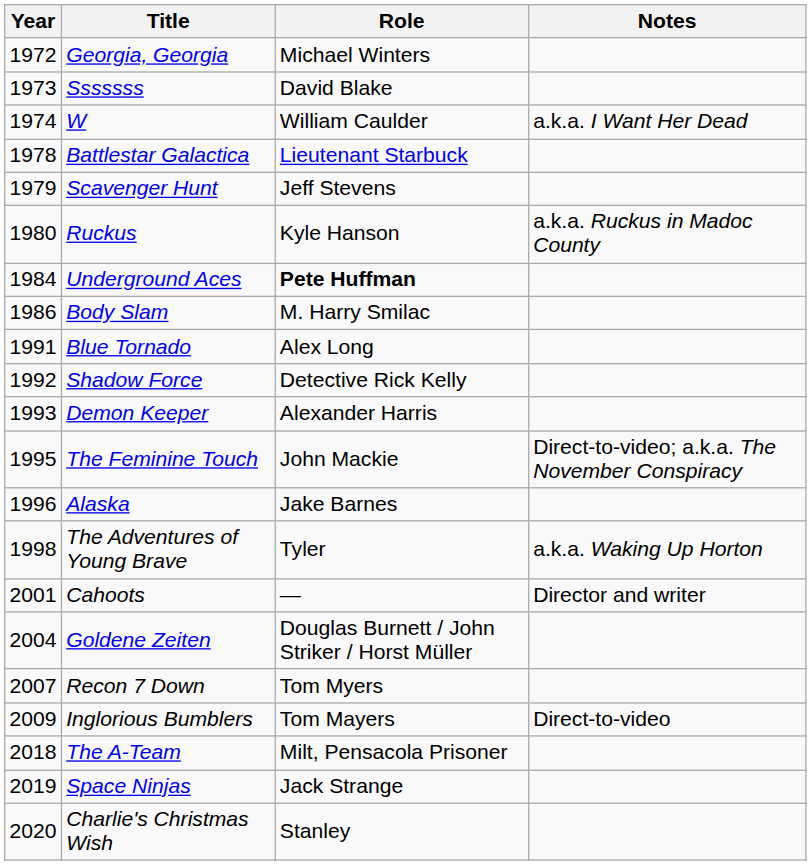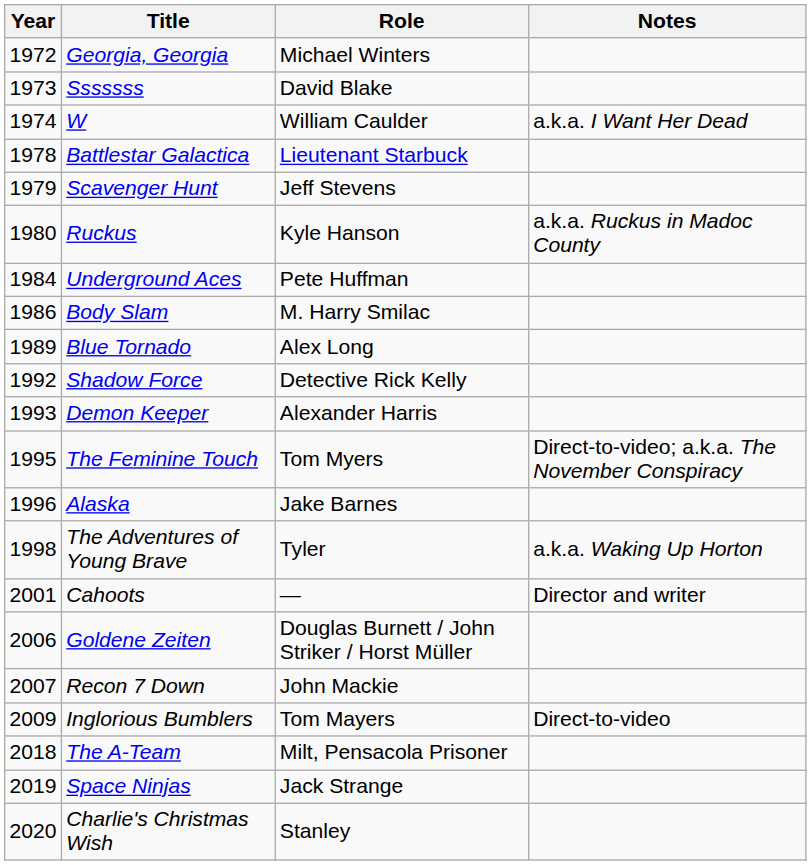(348, 279) bold -> (344, 279) normal
(33, 346) 1991 -> (33, 346) 1989
(339, 458) John Mackie -> (331, 458) Tom Myers
(33, 640) 2004 -> (33, 640) 2006
(331, 685) Tom Myers -> (339, 685) John Mackie
